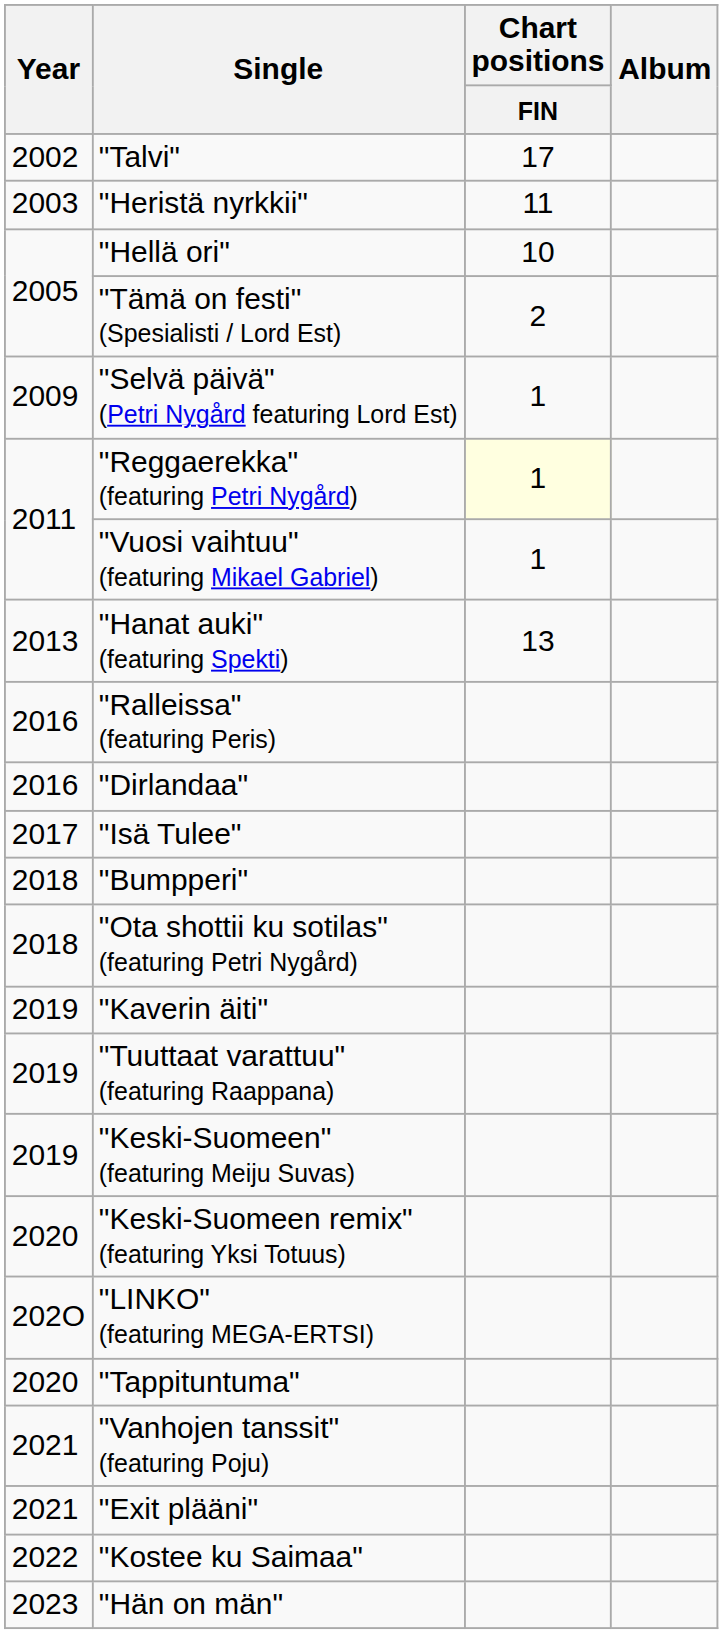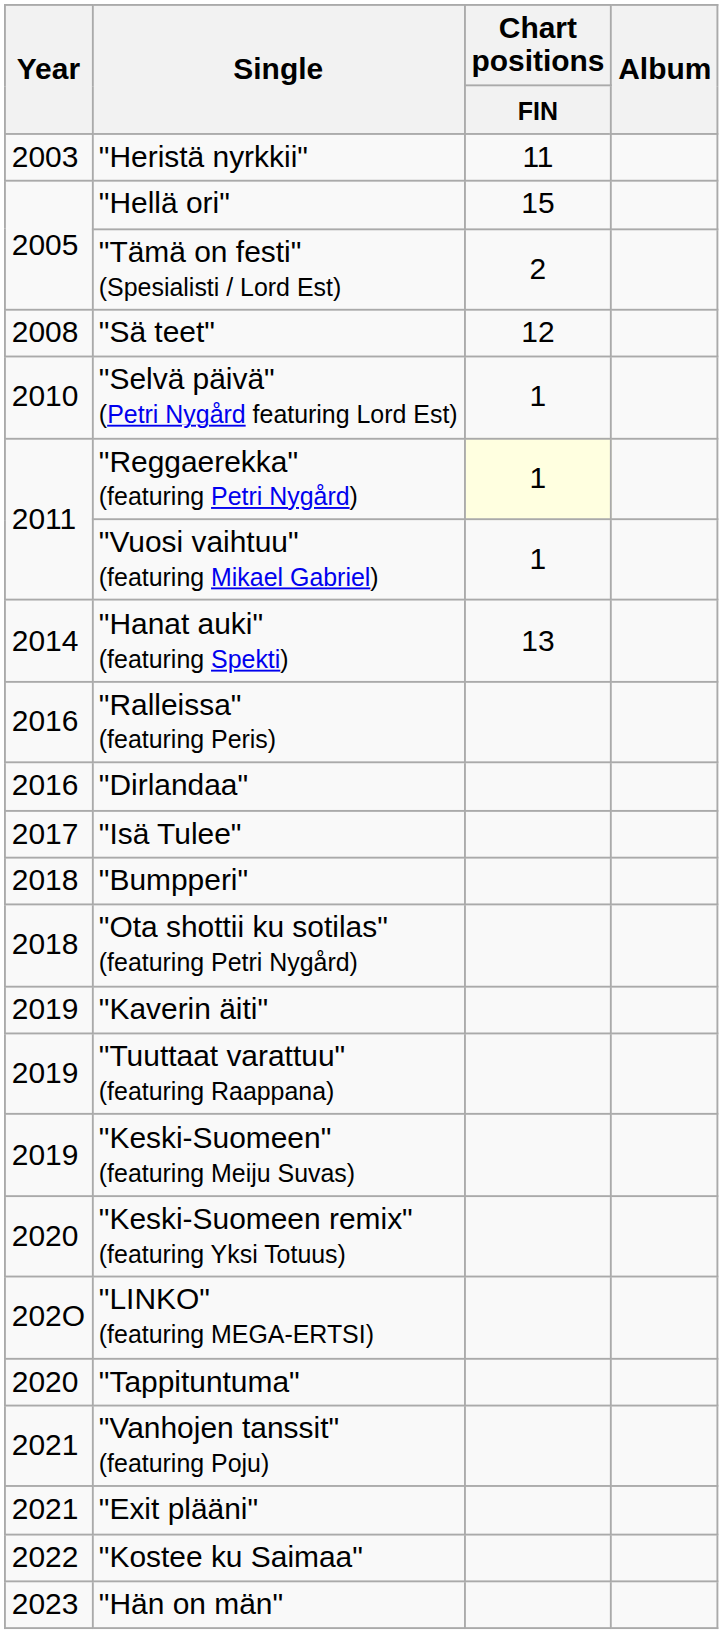- row: (139, 156)
(538, 251) 10 -> (538, 204) 15
+ row: (157, 332)
(45, 397) 2009 -> (45, 397) 2010
(45, 640) 2013 -> (45, 640) 2014
